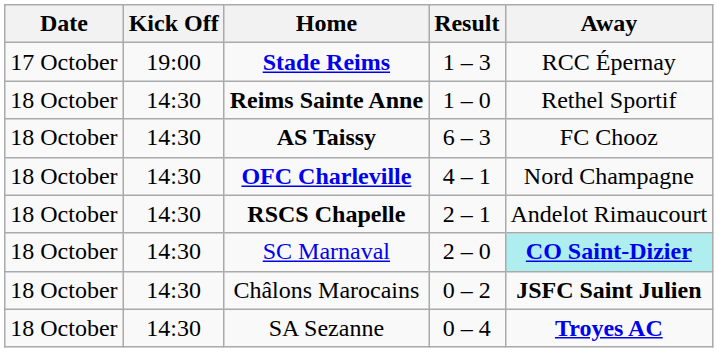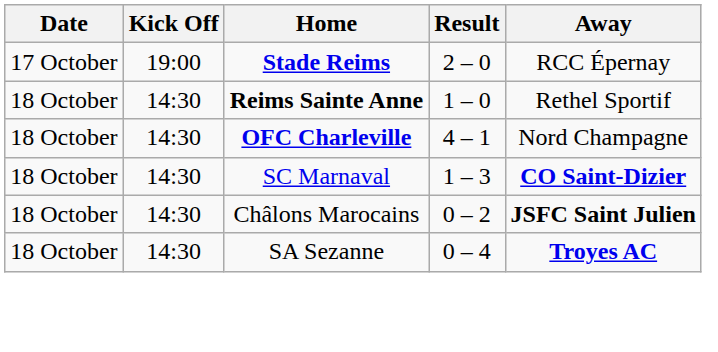(467, 61) 1 – 3 -> (467, 61) 2 – 0
- row: (326, 137)
- row: (326, 213)
(467, 251) 2 – 0 -> (467, 175) 1 – 3
(609, 251) paleturquoise background -> (603, 175) no background
